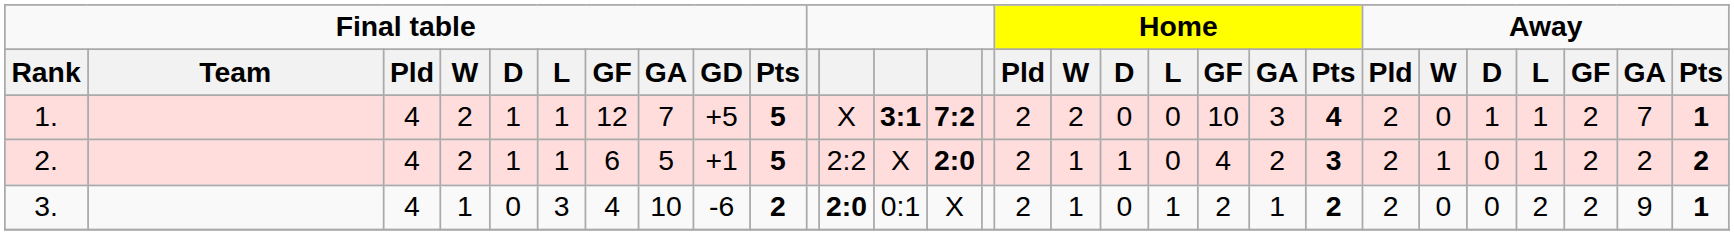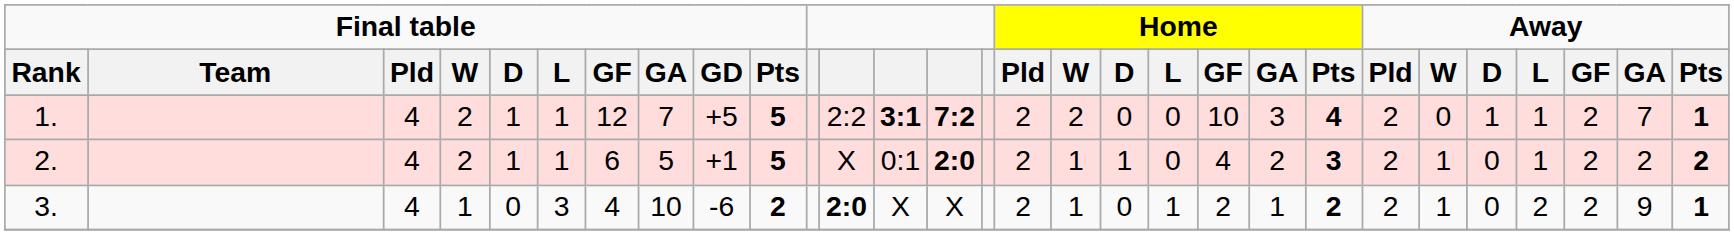(847, 116) X -> (847, 116) 2:2
(847, 161) 2:2 -> (847, 161) X
(901, 161) X -> (901, 161) 0:1
(901, 206) 0:1 -> (901, 206) X
(1443, 206) 0 -> (1443, 206) 1
